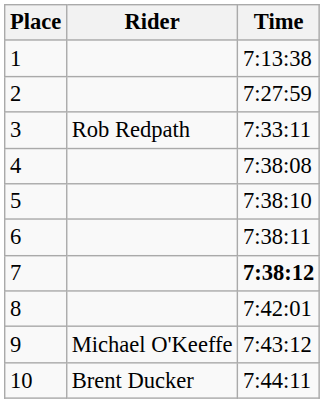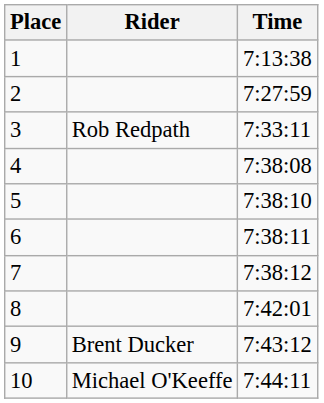(279, 272) bold -> (277, 272) normal
(152, 344) Michael O'Keeffe -> (133, 344) Brent Ducker
(133, 380) Brent Ducker -> (152, 380) Michael O'Keeffe
